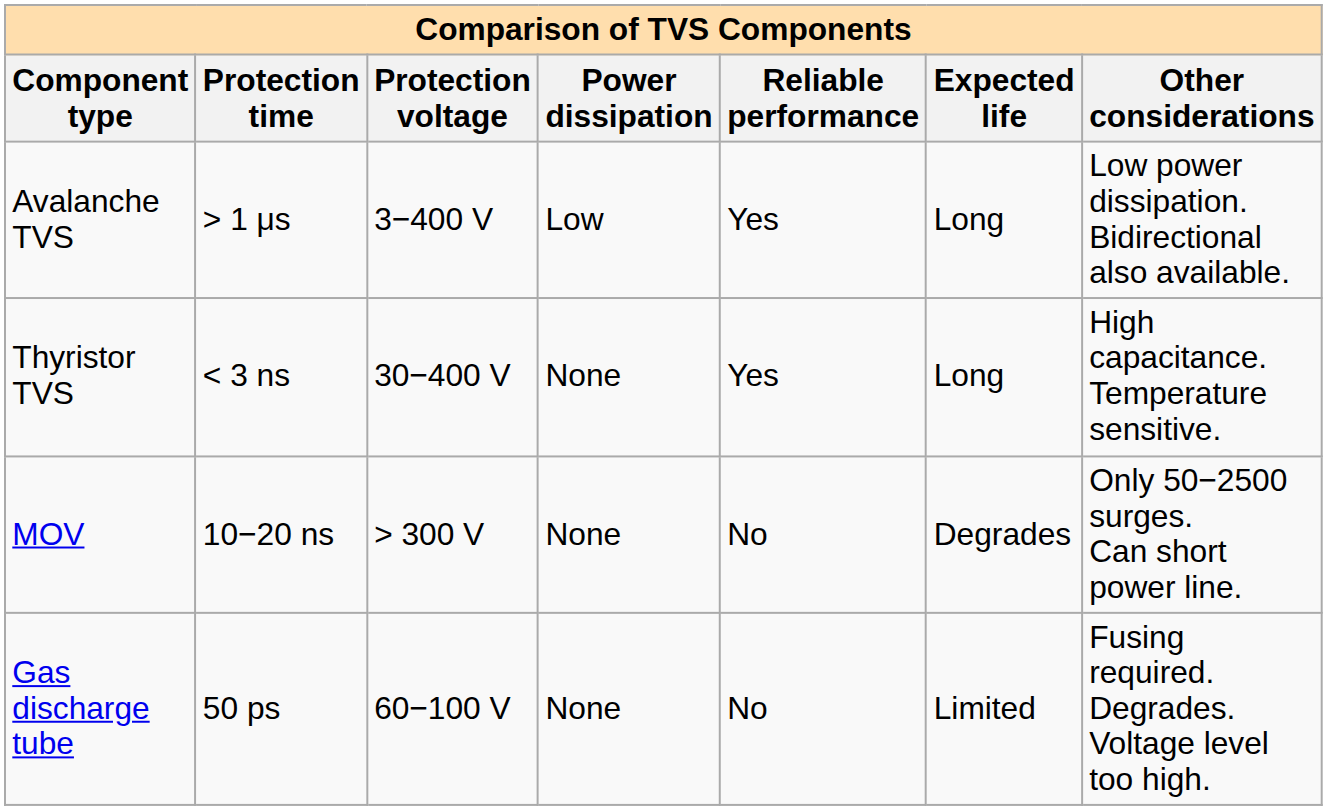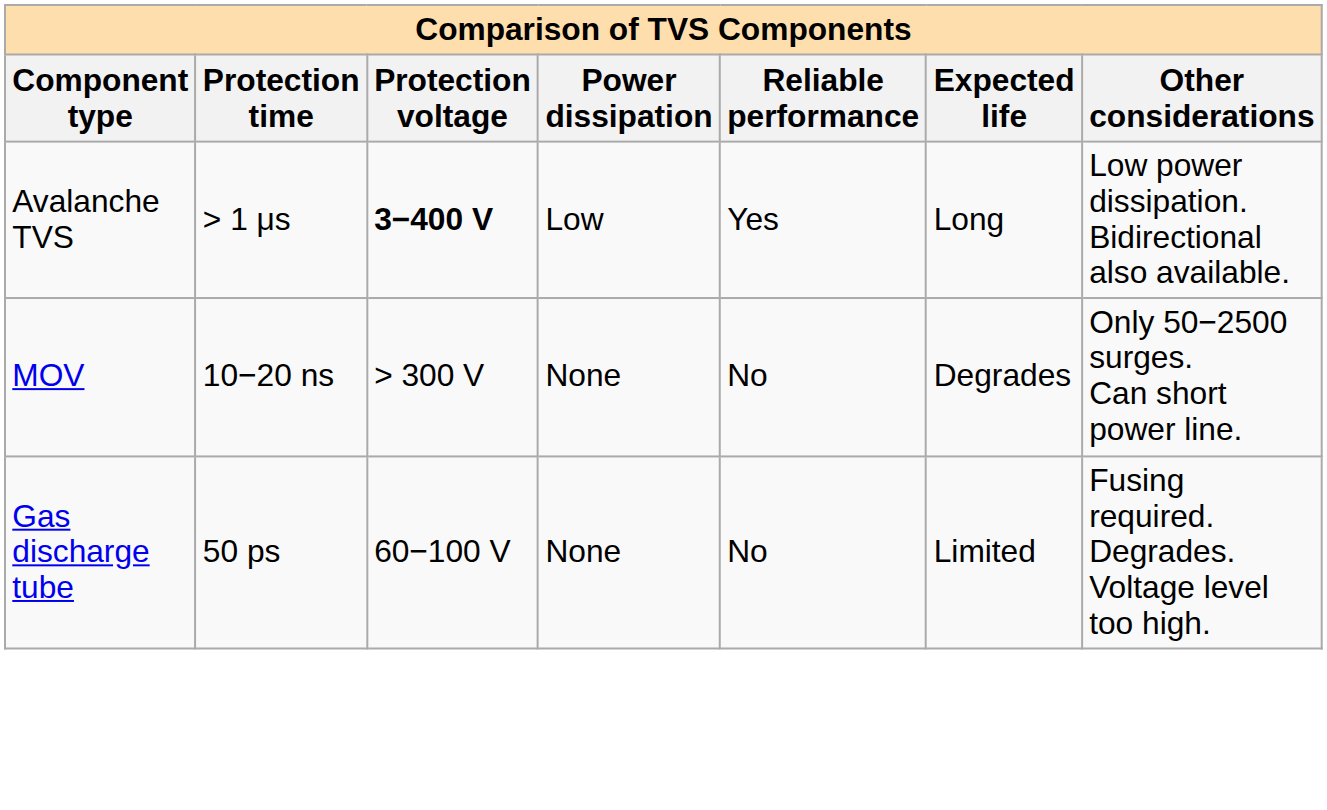(434, 219) normal -> (434, 219) bold
- row: (74, 376)
